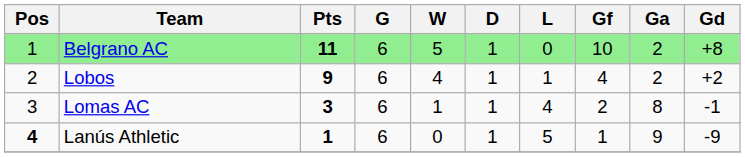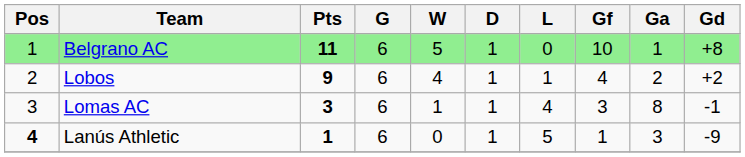(657, 48) 2 -> (657, 48) 1
(602, 107) 2 -> (602, 107) 3
(657, 136) 9 -> (657, 136) 3
